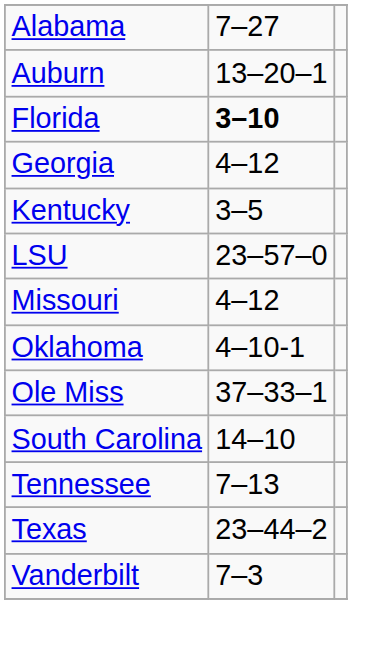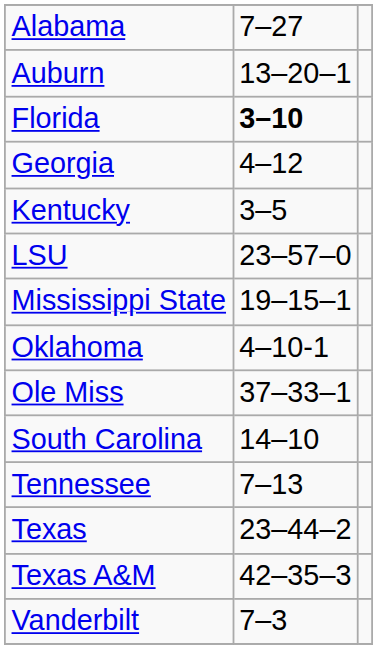+ row: (119, 301)
- row: (65, 301)
+ row: (84, 575)
